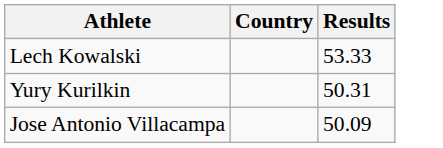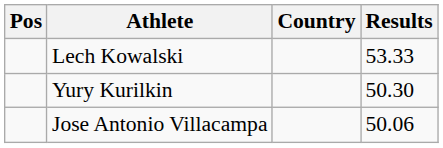+ column: (26, 21)
(347, 90) 50.31 -> (390, 90) 50.30
(347, 124) 50.09 -> (390, 124) 50.06
